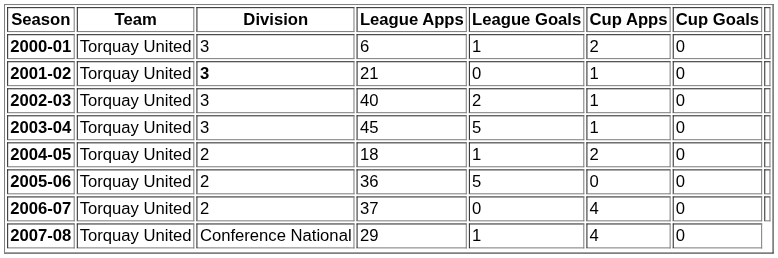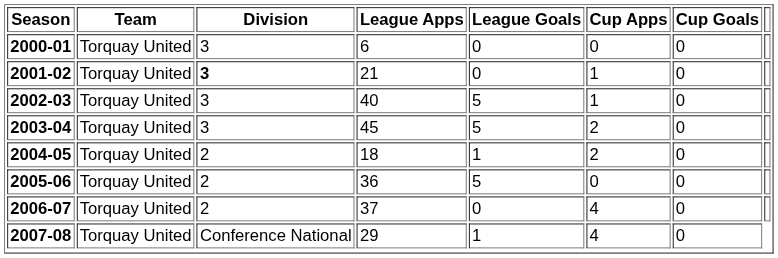(477, 46) 1 -> (477, 46) 0
(594, 46) 2 -> (594, 46) 0
(477, 100) 2 -> (477, 100) 5
(594, 127) 1 -> (594, 127) 2
